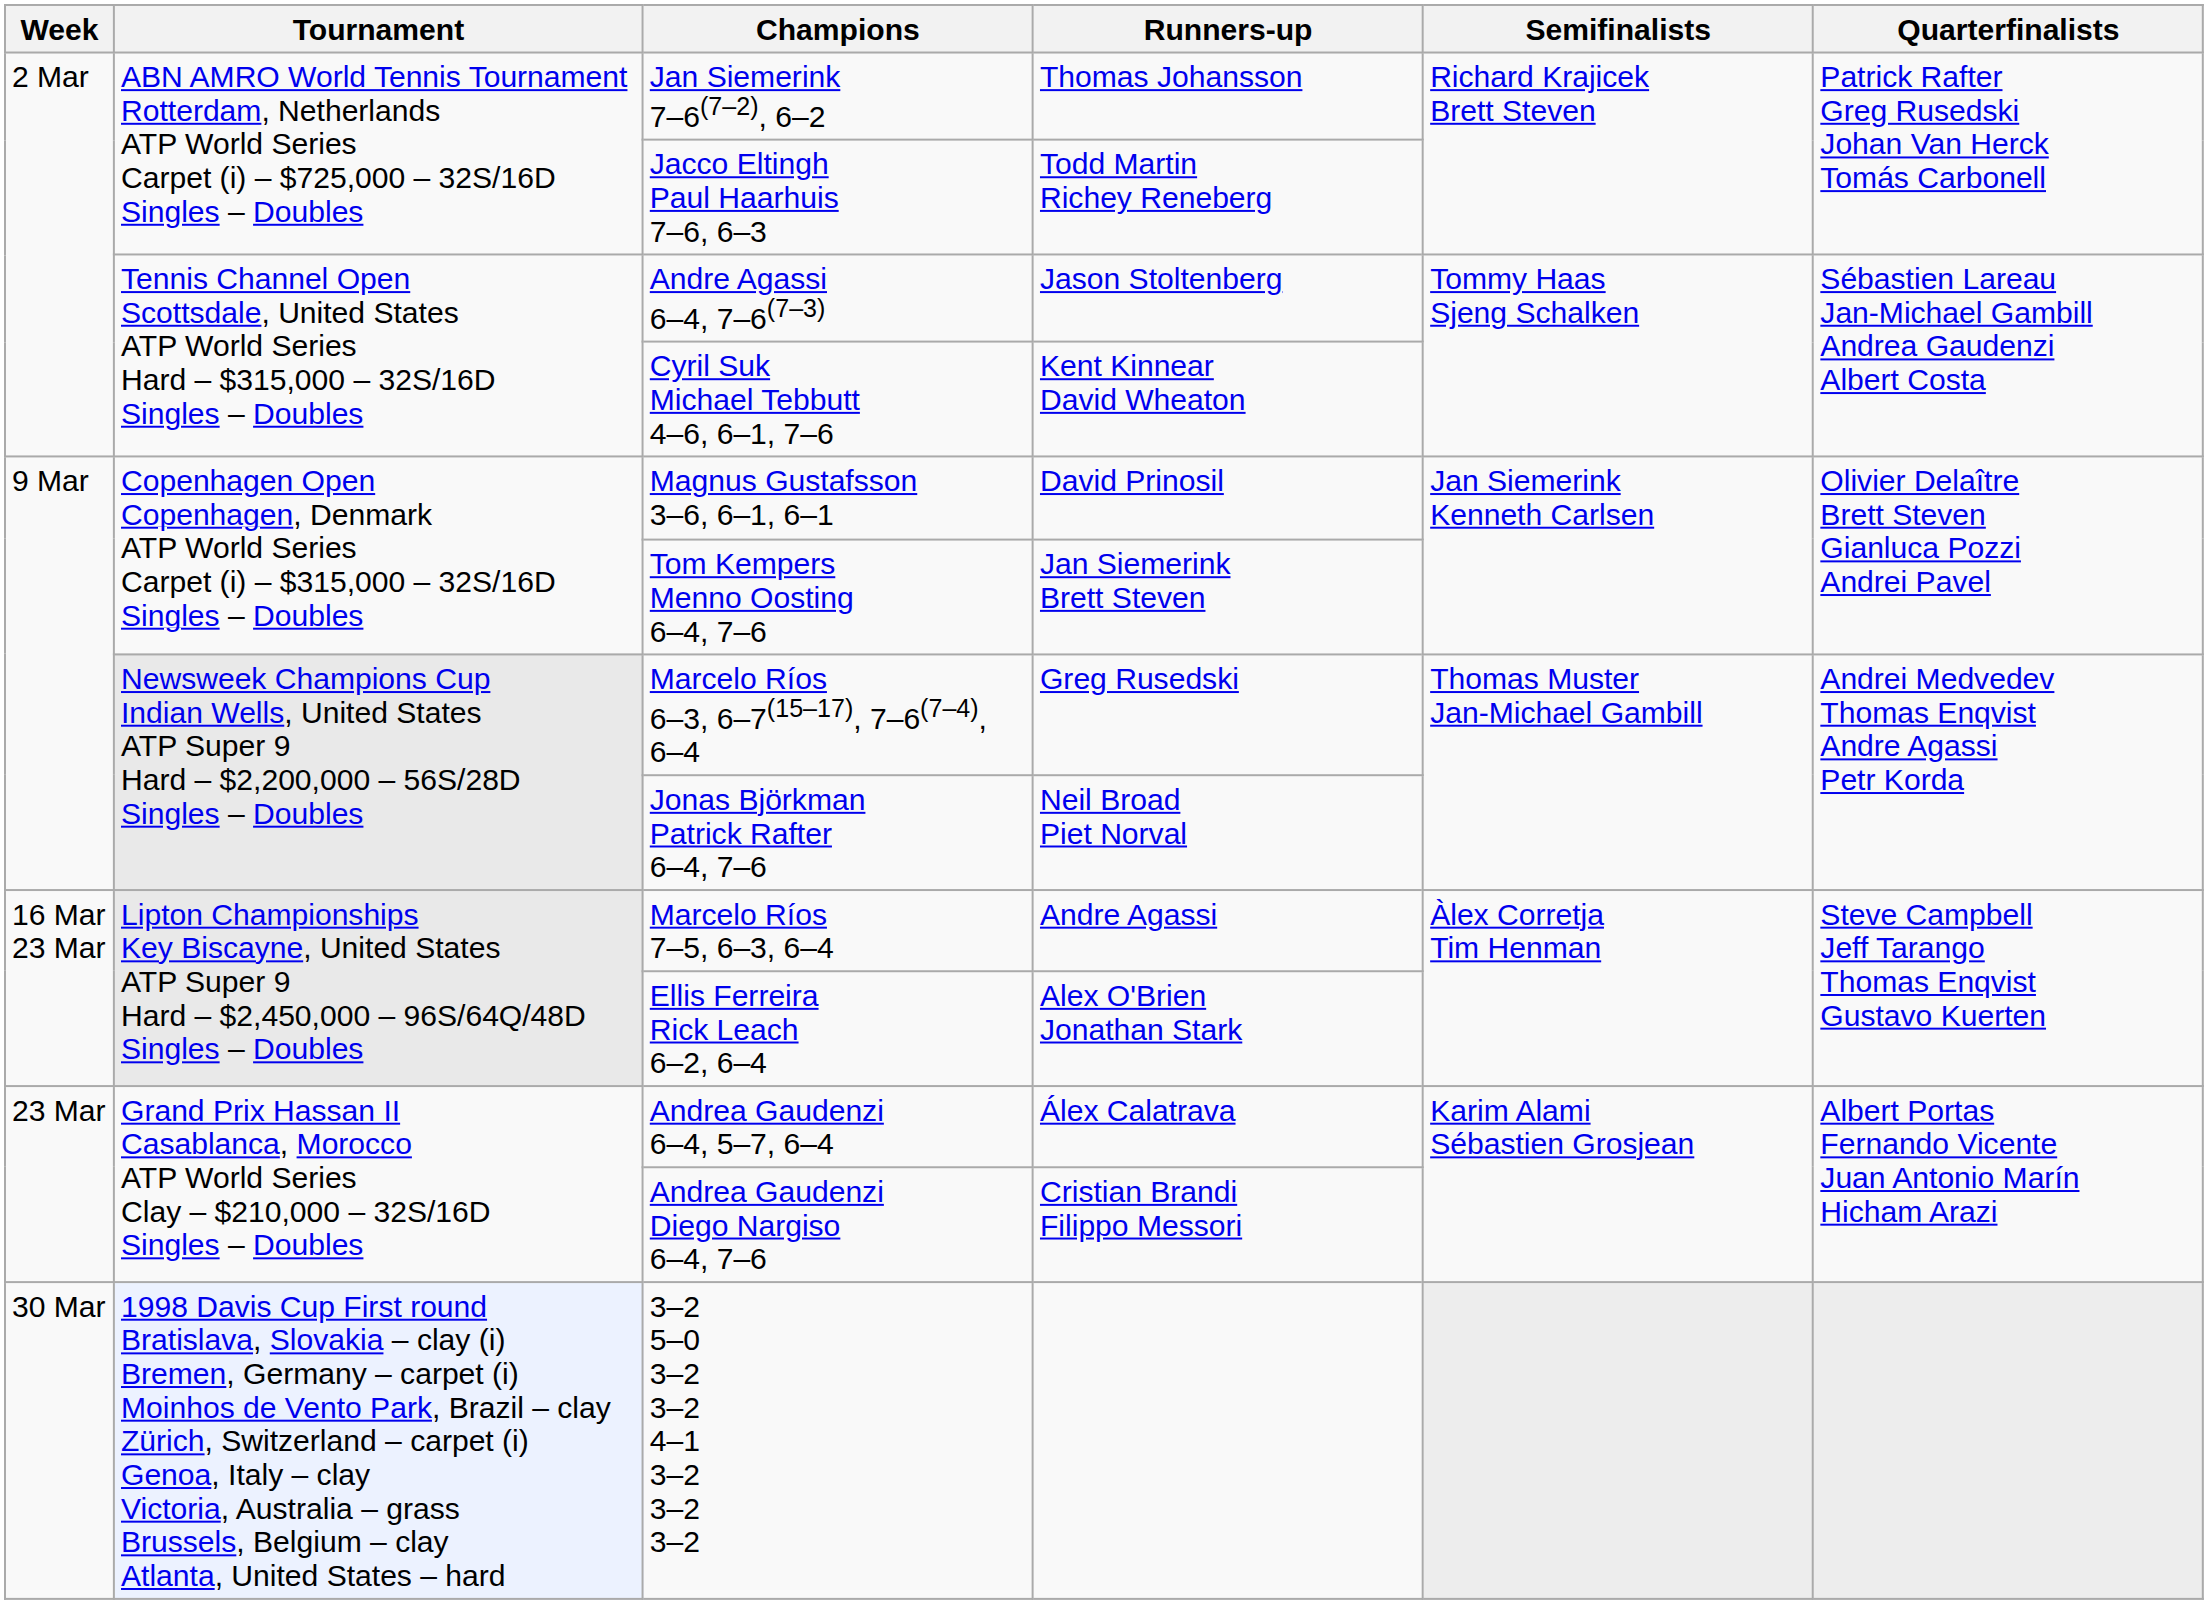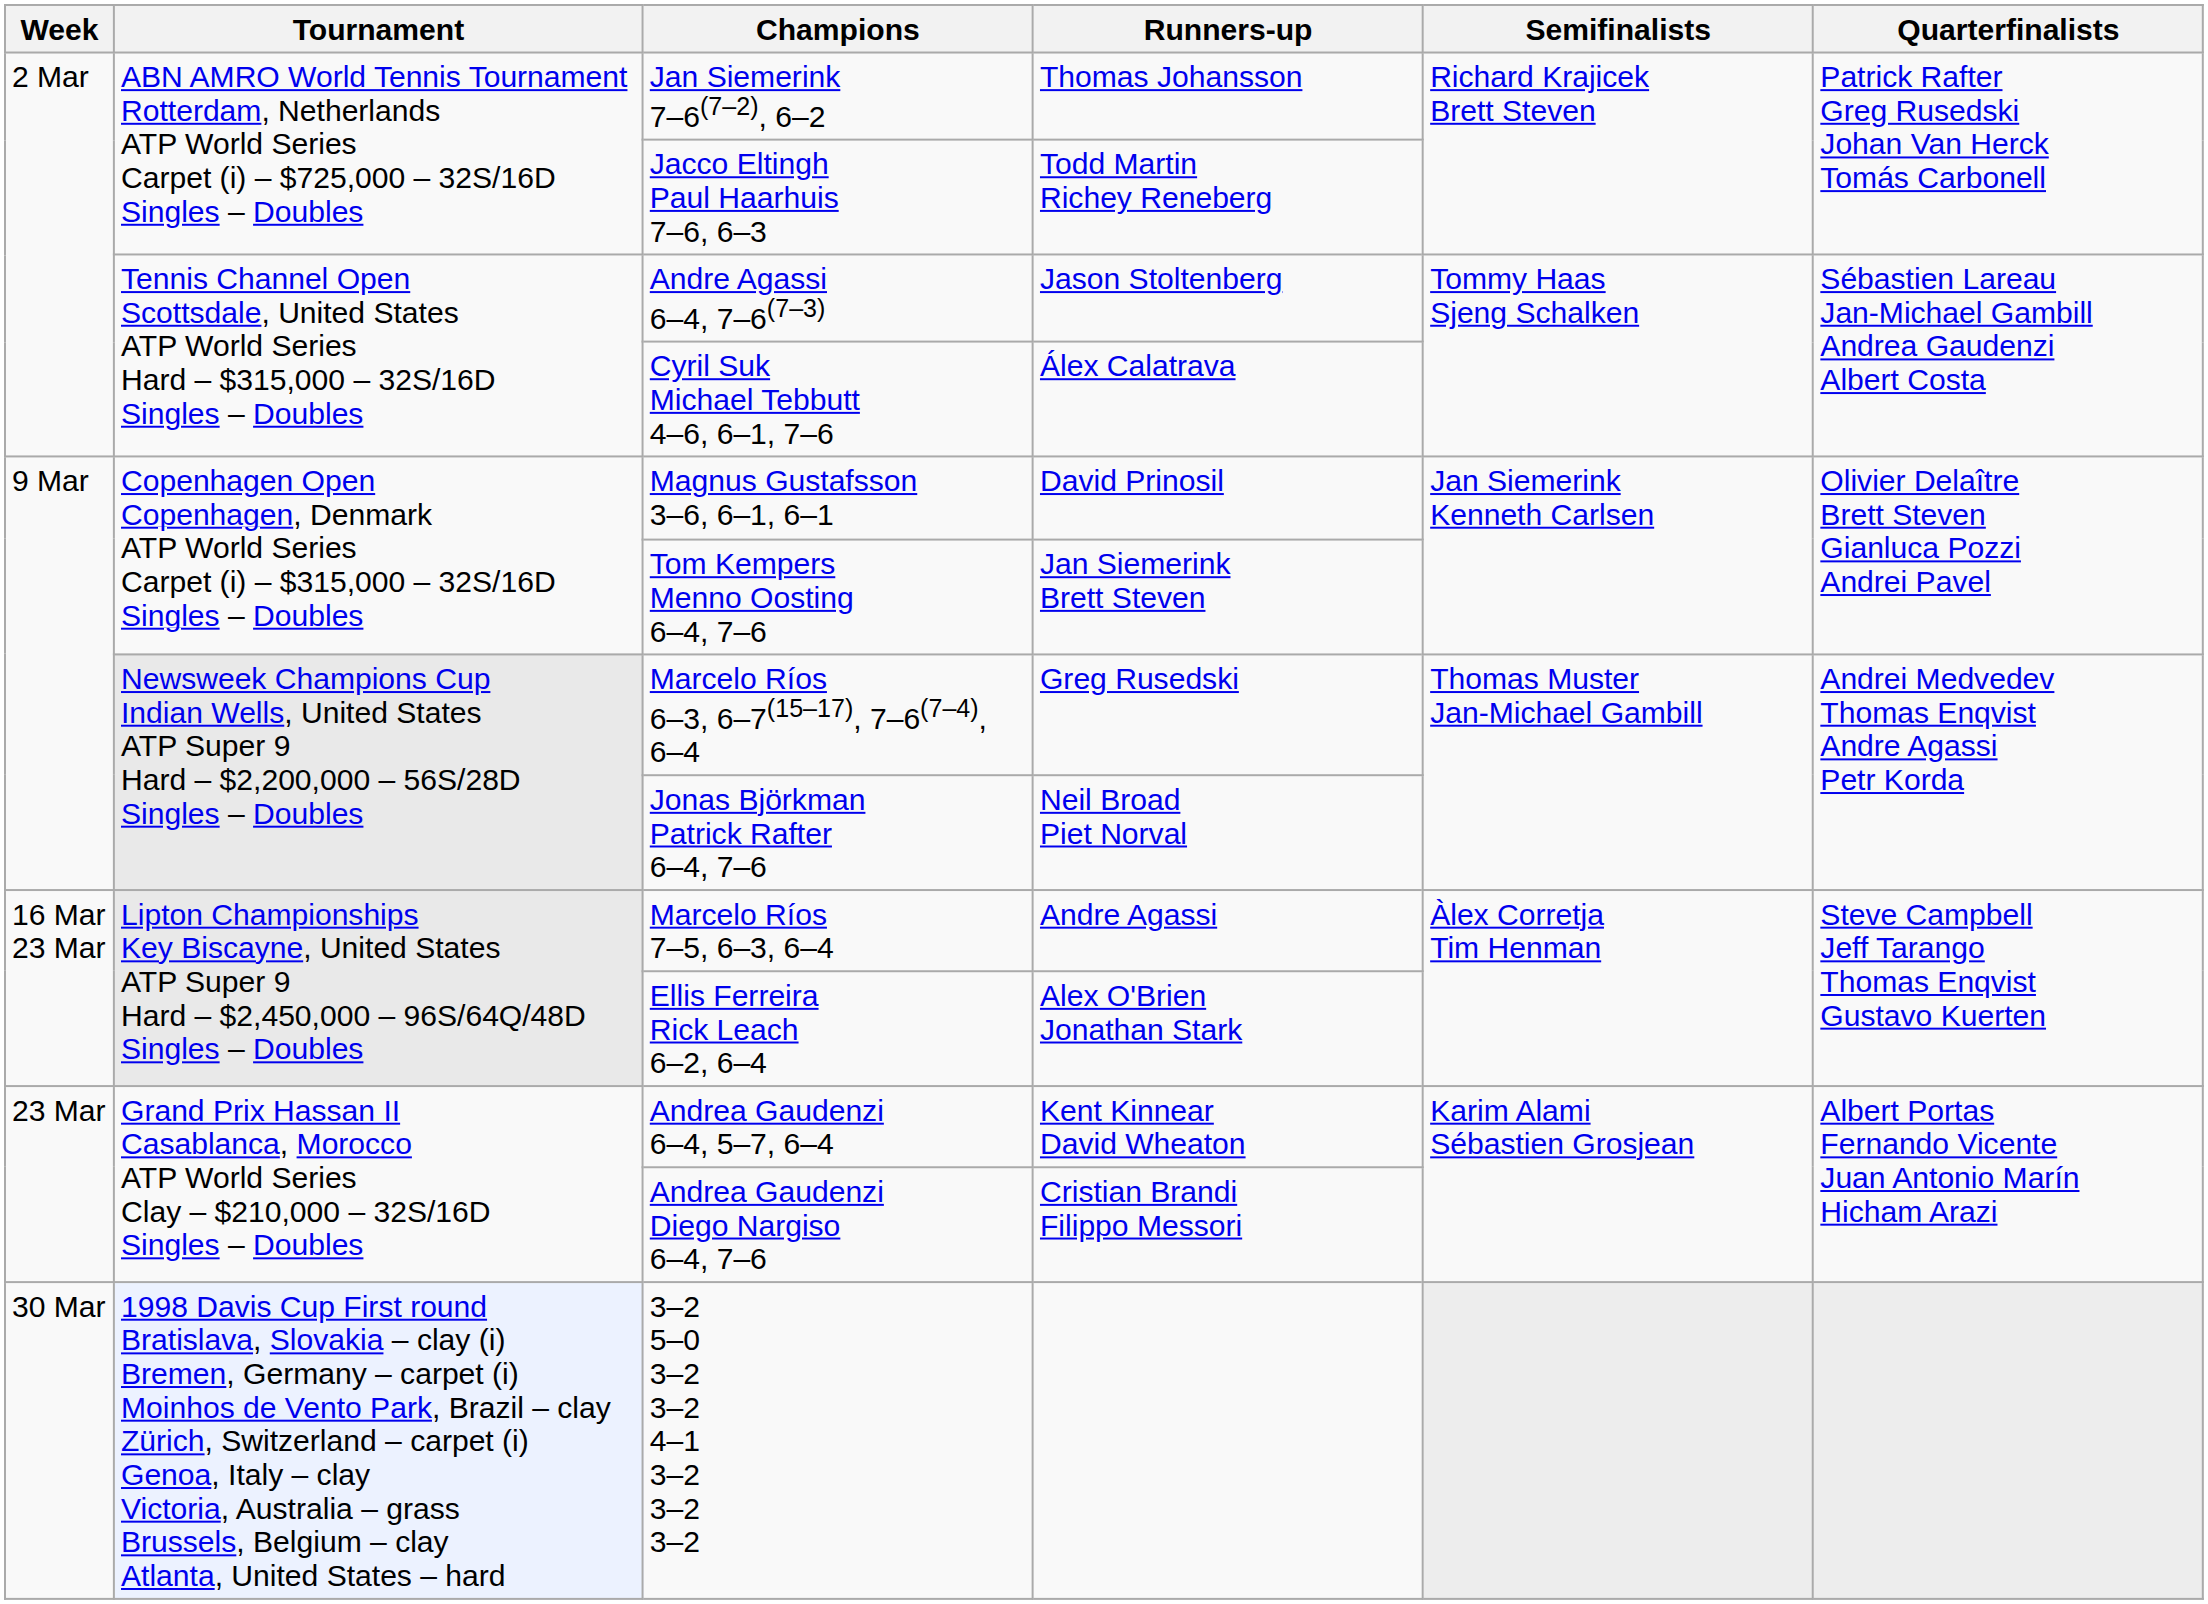(1143, 383) Kent Kinnear David Wheaton -> (1138, 366) Álex Calatrava
(1138, 1110) Álex Calatrava -> (1143, 1127) Kent Kinnear David Wheaton
